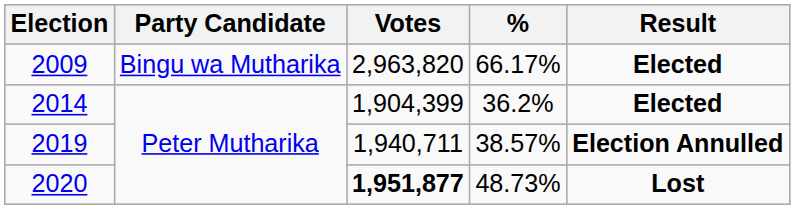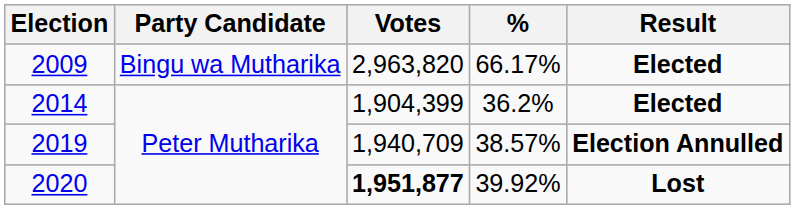(408, 143) 1,940,711 -> (408, 143) 1,940,709
(518, 183) 48.73% -> (518, 183) 39.92%
